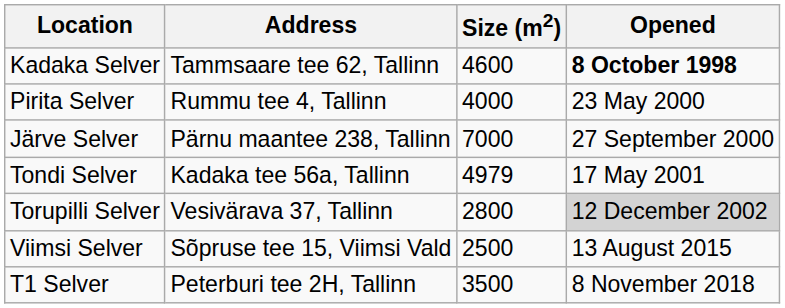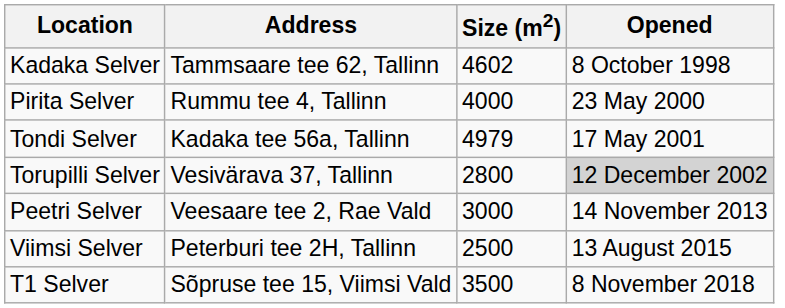(488, 65) 4600 -> (488, 65) 4602
(654, 65) bold -> (651, 65) normal
- row: (74, 138)
+ row: (76, 211)
(311, 248) Sõpruse tee 15, Viimsi Vald -> (293, 248) Peterburi tee 2H, Tallinn
(293, 284) Peterburi tee 2H, Tallinn -> (311, 284) Sõpruse tee 15, Viimsi Vald
